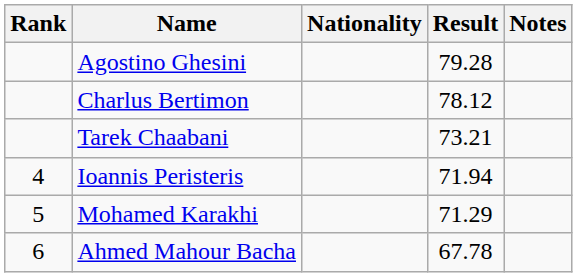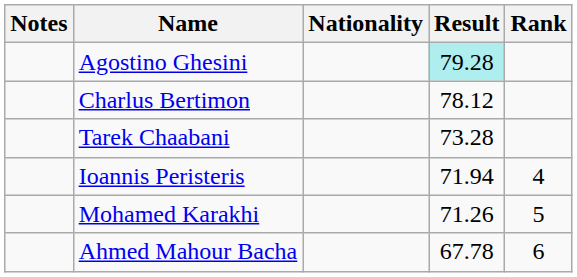columns swapped: (38, 23) <-> (538, 23)
(465, 61) no background -> (467, 61) paleturquoise background
(465, 137) 73.21 -> (467, 137) 73.28
(465, 213) 71.29 -> (467, 213) 71.26
